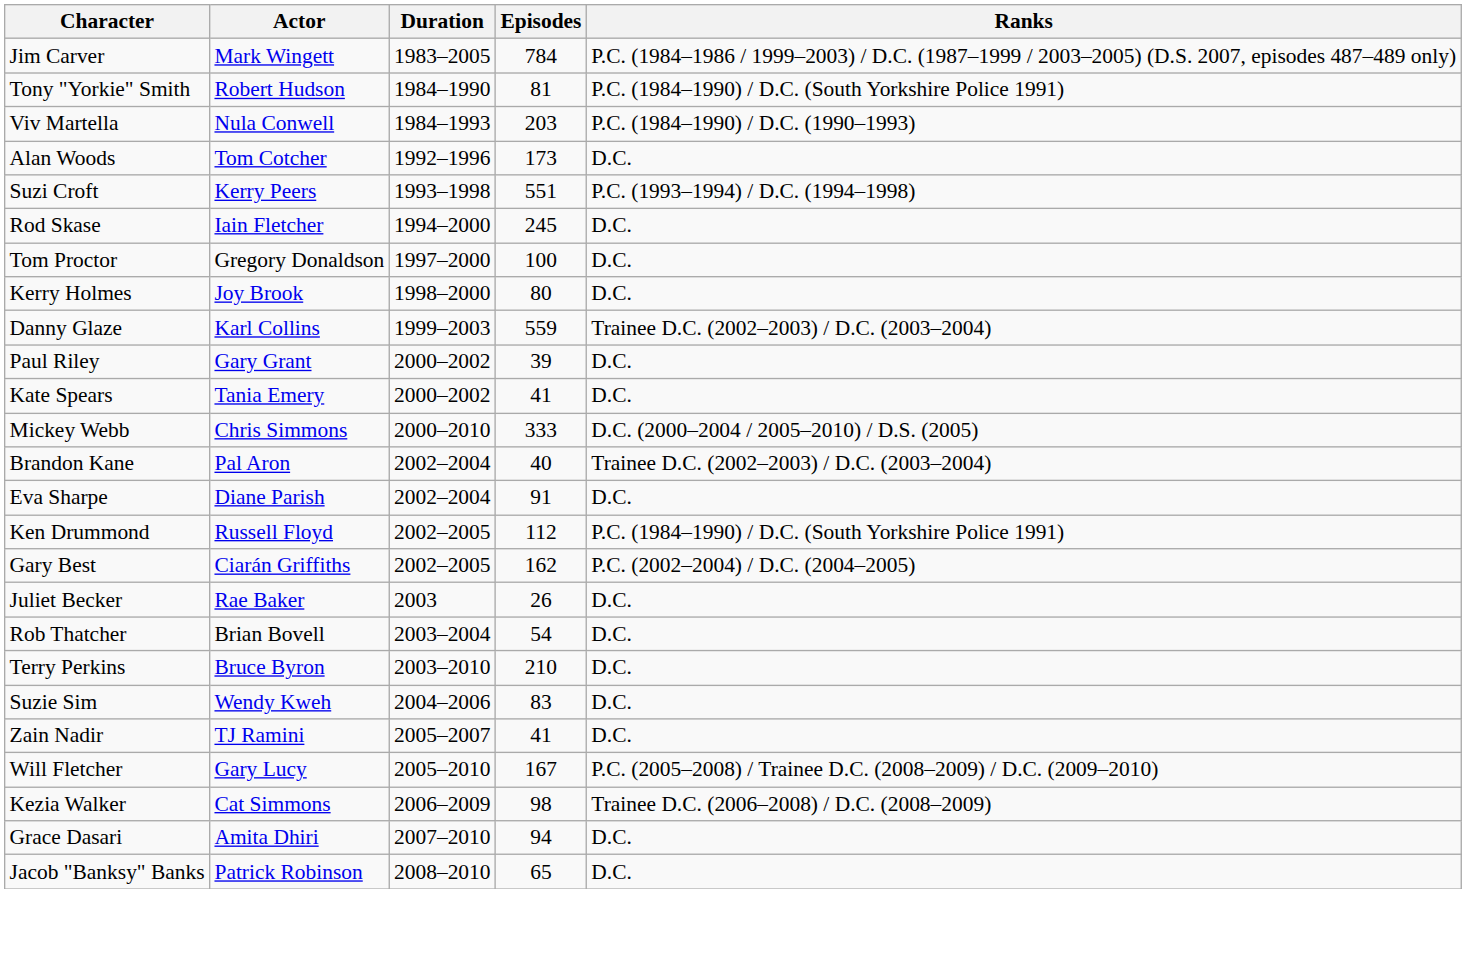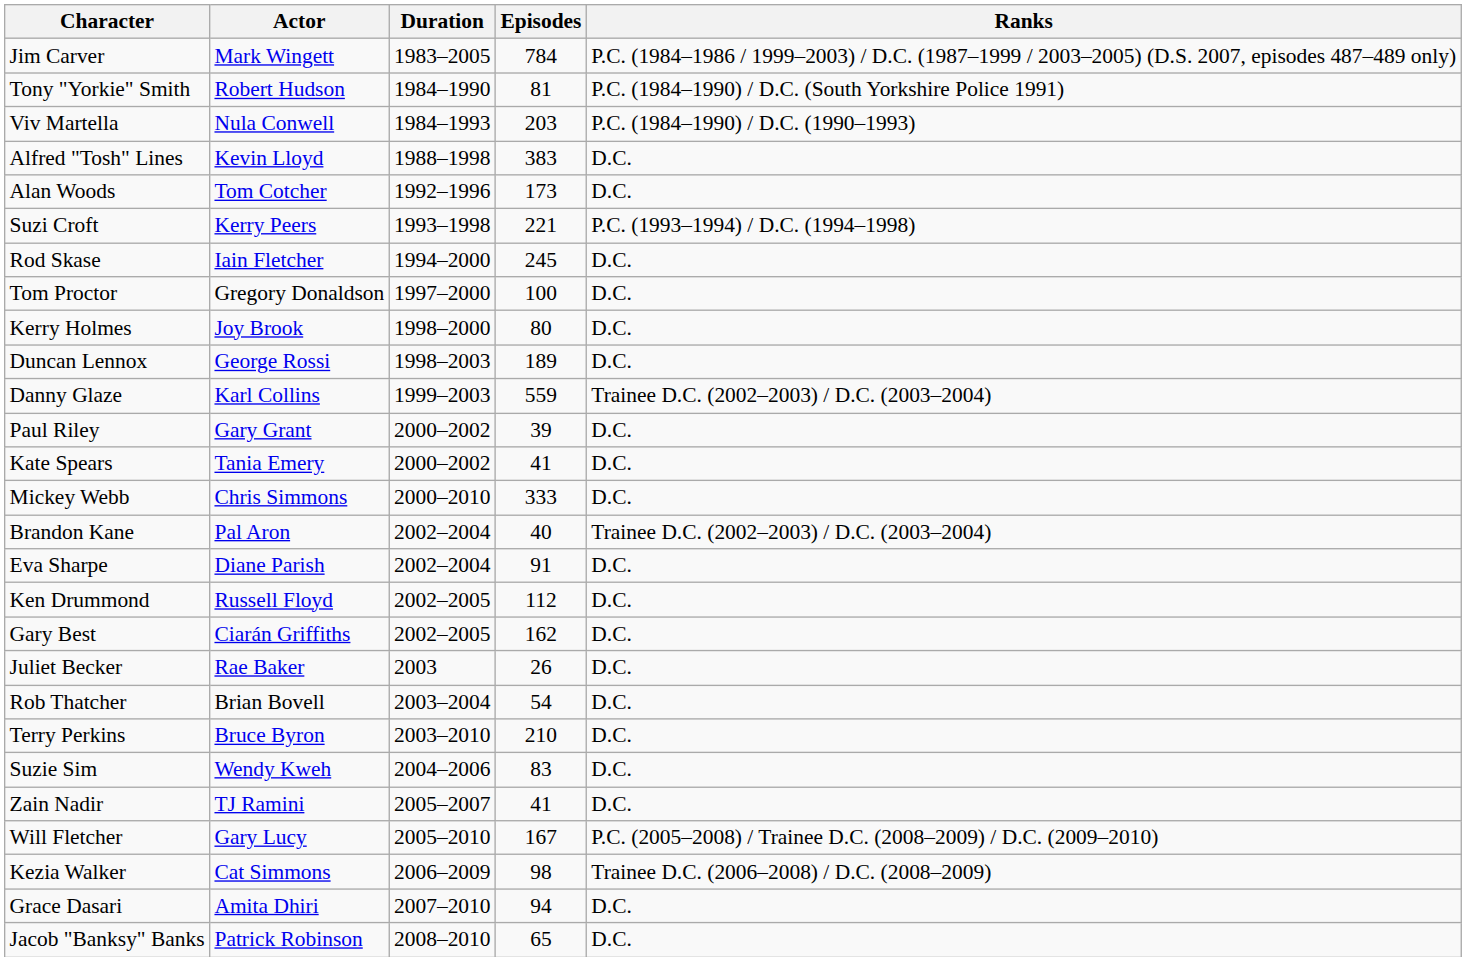+ row: (96, 157)
(541, 191) 551 -> (541, 225) 221
+ row: (78, 361)
(785, 429) D.C. (2000–2004 / 2005–2010) / D.S. (2005) -> (612, 497) D.C.
(828, 531) P.C. (1984–1990) / D.C. (South Yorkshire Police 1991) -> (612, 599) D.C.
(753, 565) P.C. (2002–2004) / D.C. (2004–2005) -> (612, 633) D.C.
